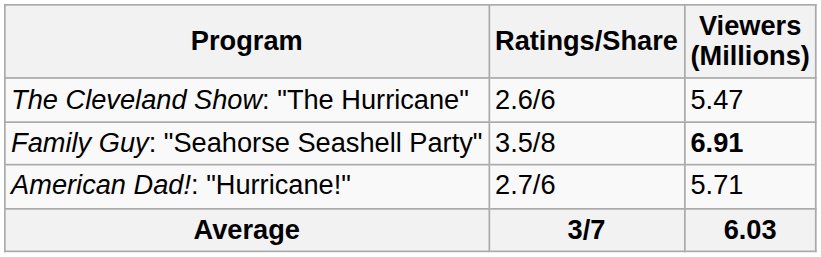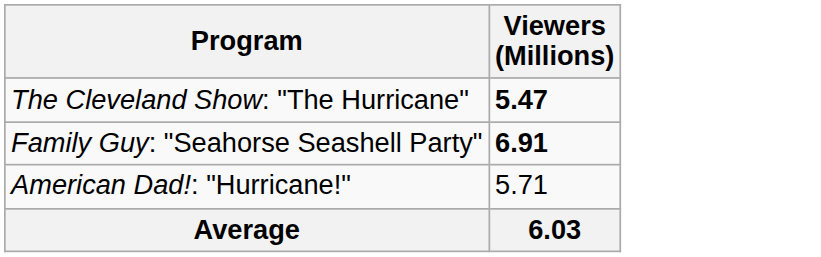- column: (586, 41)
(717, 99) normal -> (521, 99) bold
